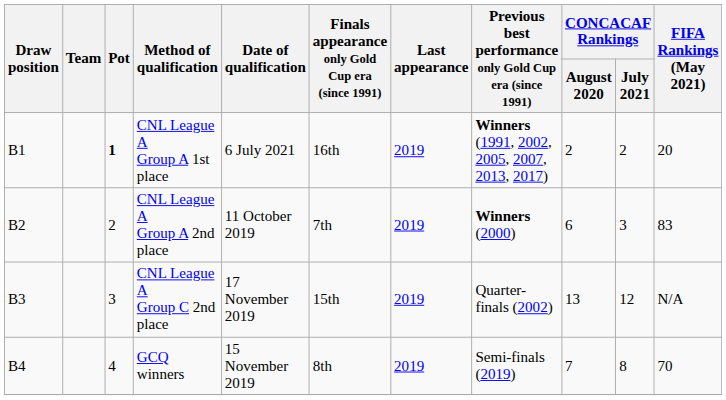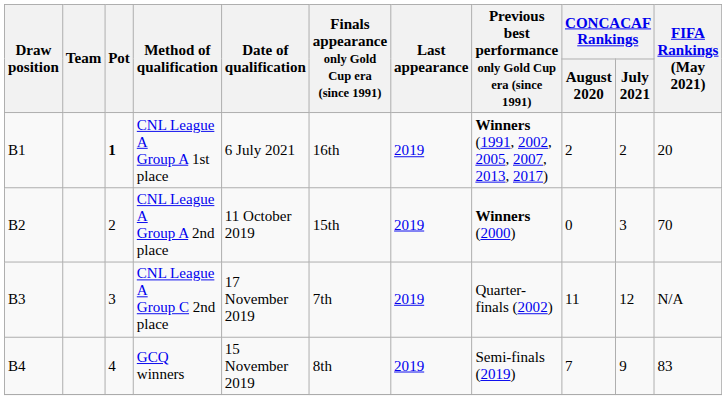(322, 224) 7th -> (326, 224) 15th
(569, 224) 6 -> (569, 224) 0
(665, 224) 83 -> (665, 224) 70
(326, 299) 15th -> (322, 299) 7th
(573, 299) 13 -> (572, 299) 11
(623, 365) 8 -> (623, 365) 9
(665, 365) 70 -> (665, 365) 83
